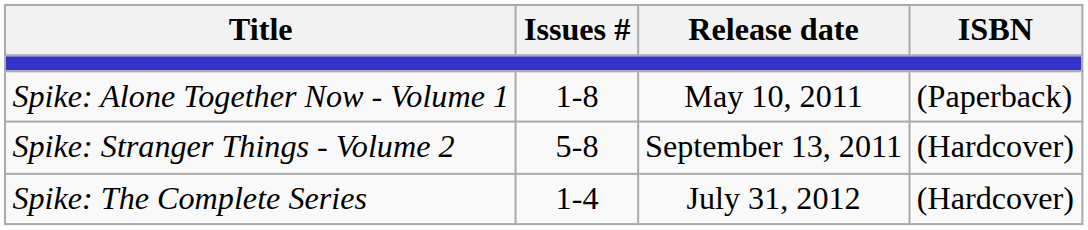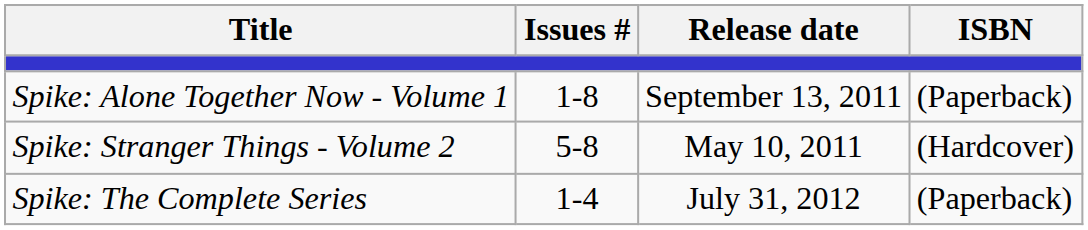(774, 95) May 10, 2011 -> (774, 95) September 13, 2011
(774, 146) September 13, 2011 -> (774, 146) May 10, 2011
(995, 197) (Hardcover) -> (995, 197) (Paperback)
